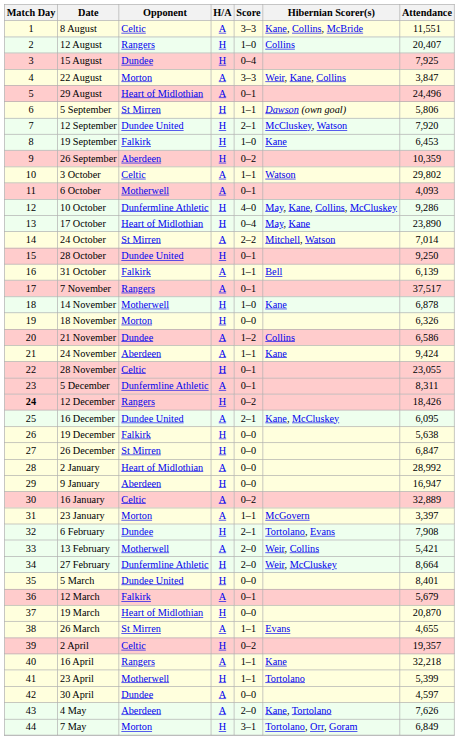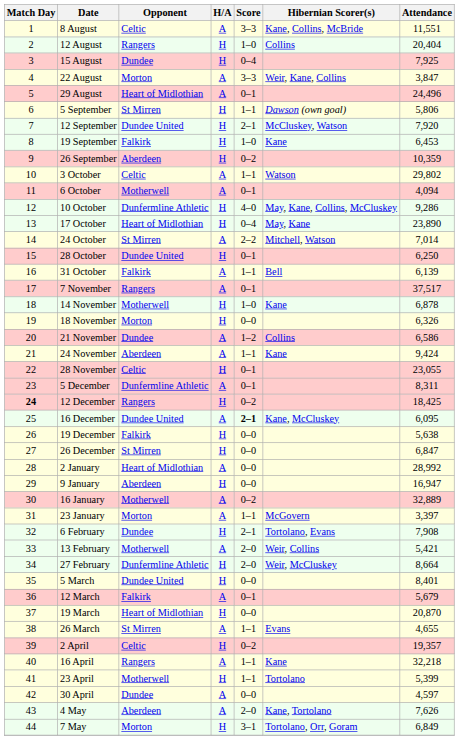(427, 45) 20,407 -> (427, 45) 20,404
(427, 191) 4,093 -> (427, 191) 4,094
(427, 256) 9,250 -> (427, 256) 6,250
(427, 402) 18,426 -> (427, 402) 18,425
(248, 418) normal -> (248, 418) bold
(134, 499) Celtic -> (145, 499) Motherwell
